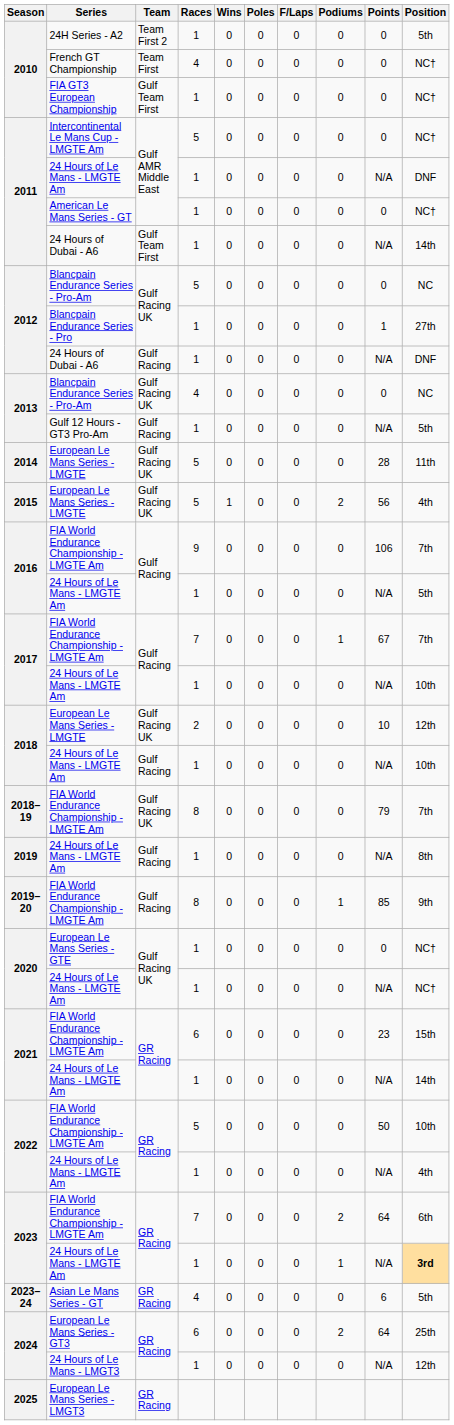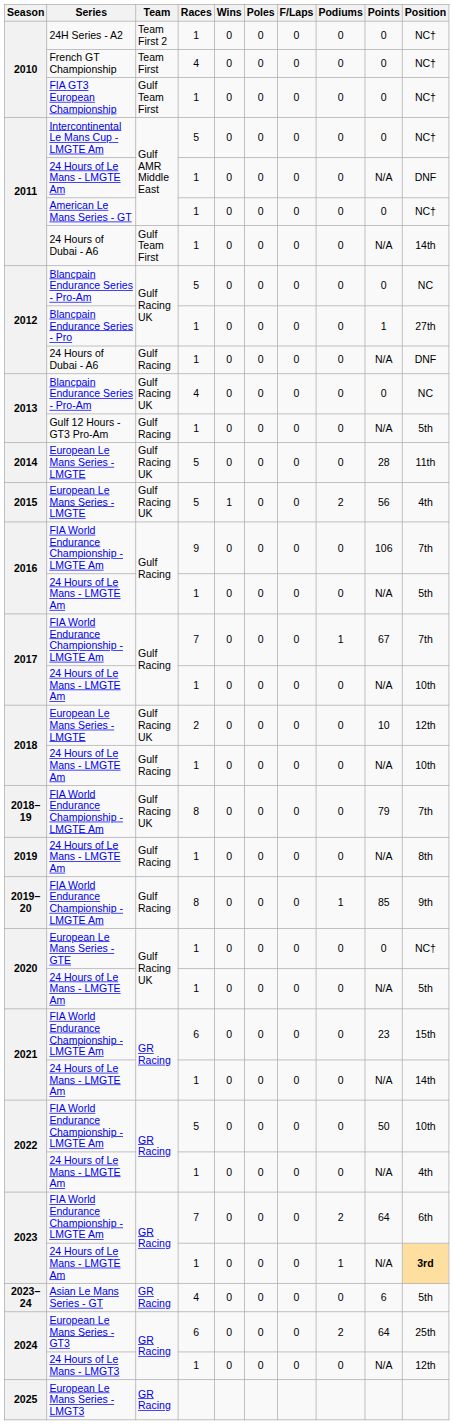(425, 36) 5th -> (425, 36) NC†
(425, 989) NC† -> (425, 989) 5th
